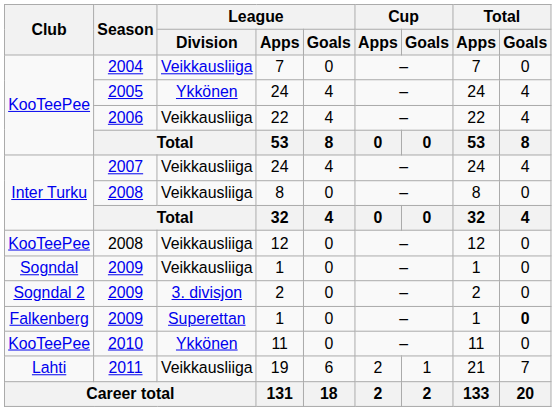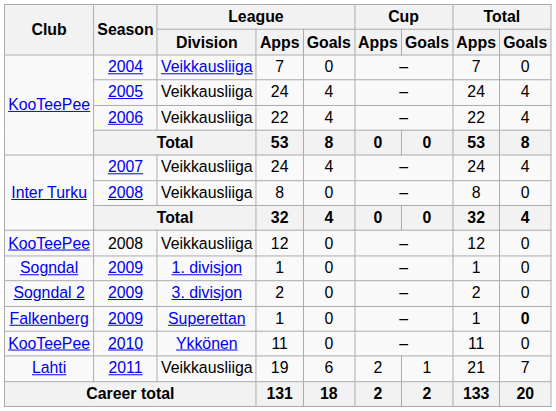(207, 92) Ykkönen -> (207, 92) Veikkausliiga
(207, 268) Veikkausliiga -> (207, 268) 1. divisjon
